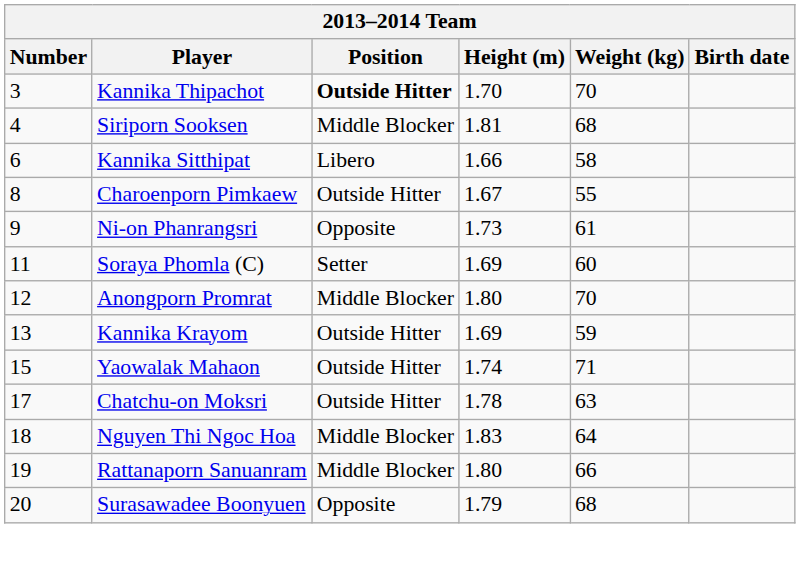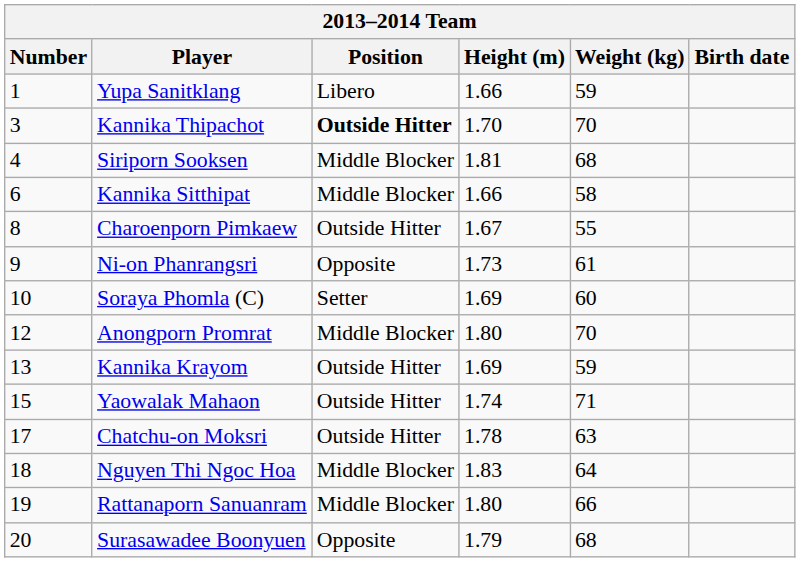+ row: (169, 90)
(346, 159) Libero -> (385, 194) Middle Blocker
(20, 263) 11 -> (21, 297) 10
